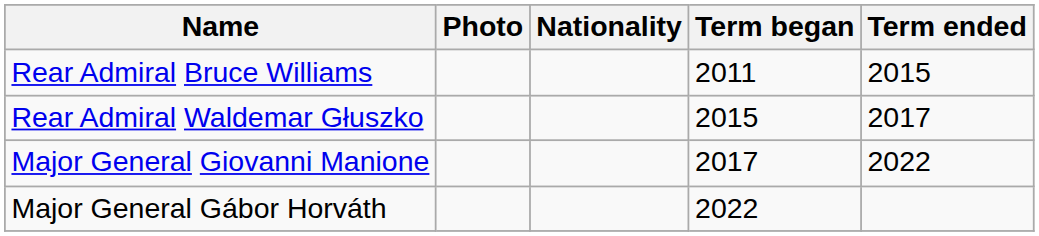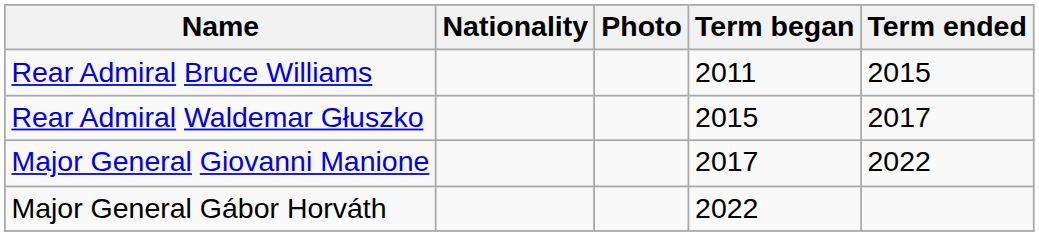columns swapped: (483, 27) <-> (609, 27)
